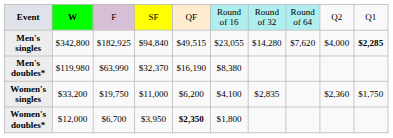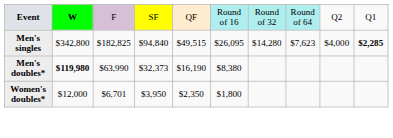(114, 43) $182,925 -> (114, 43) $182,825
(229, 43) $23,055 -> (229, 43) $26,095
(303, 43) $7,620 -> (303, 43) $7,623
(73, 69) normal -> (73, 69) bold
(154, 69) $32,370 -> (154, 69) $32,373
- row: (28, 94)
(114, 120) $6,700 -> (114, 94) $6,701
(191, 120) bold -> (191, 94) normal
